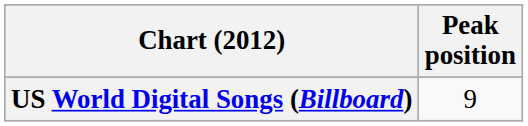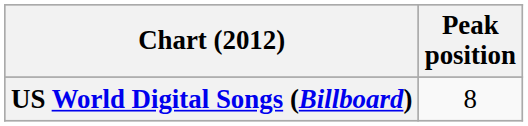(470, 98) 9 -> (470, 98) 8
